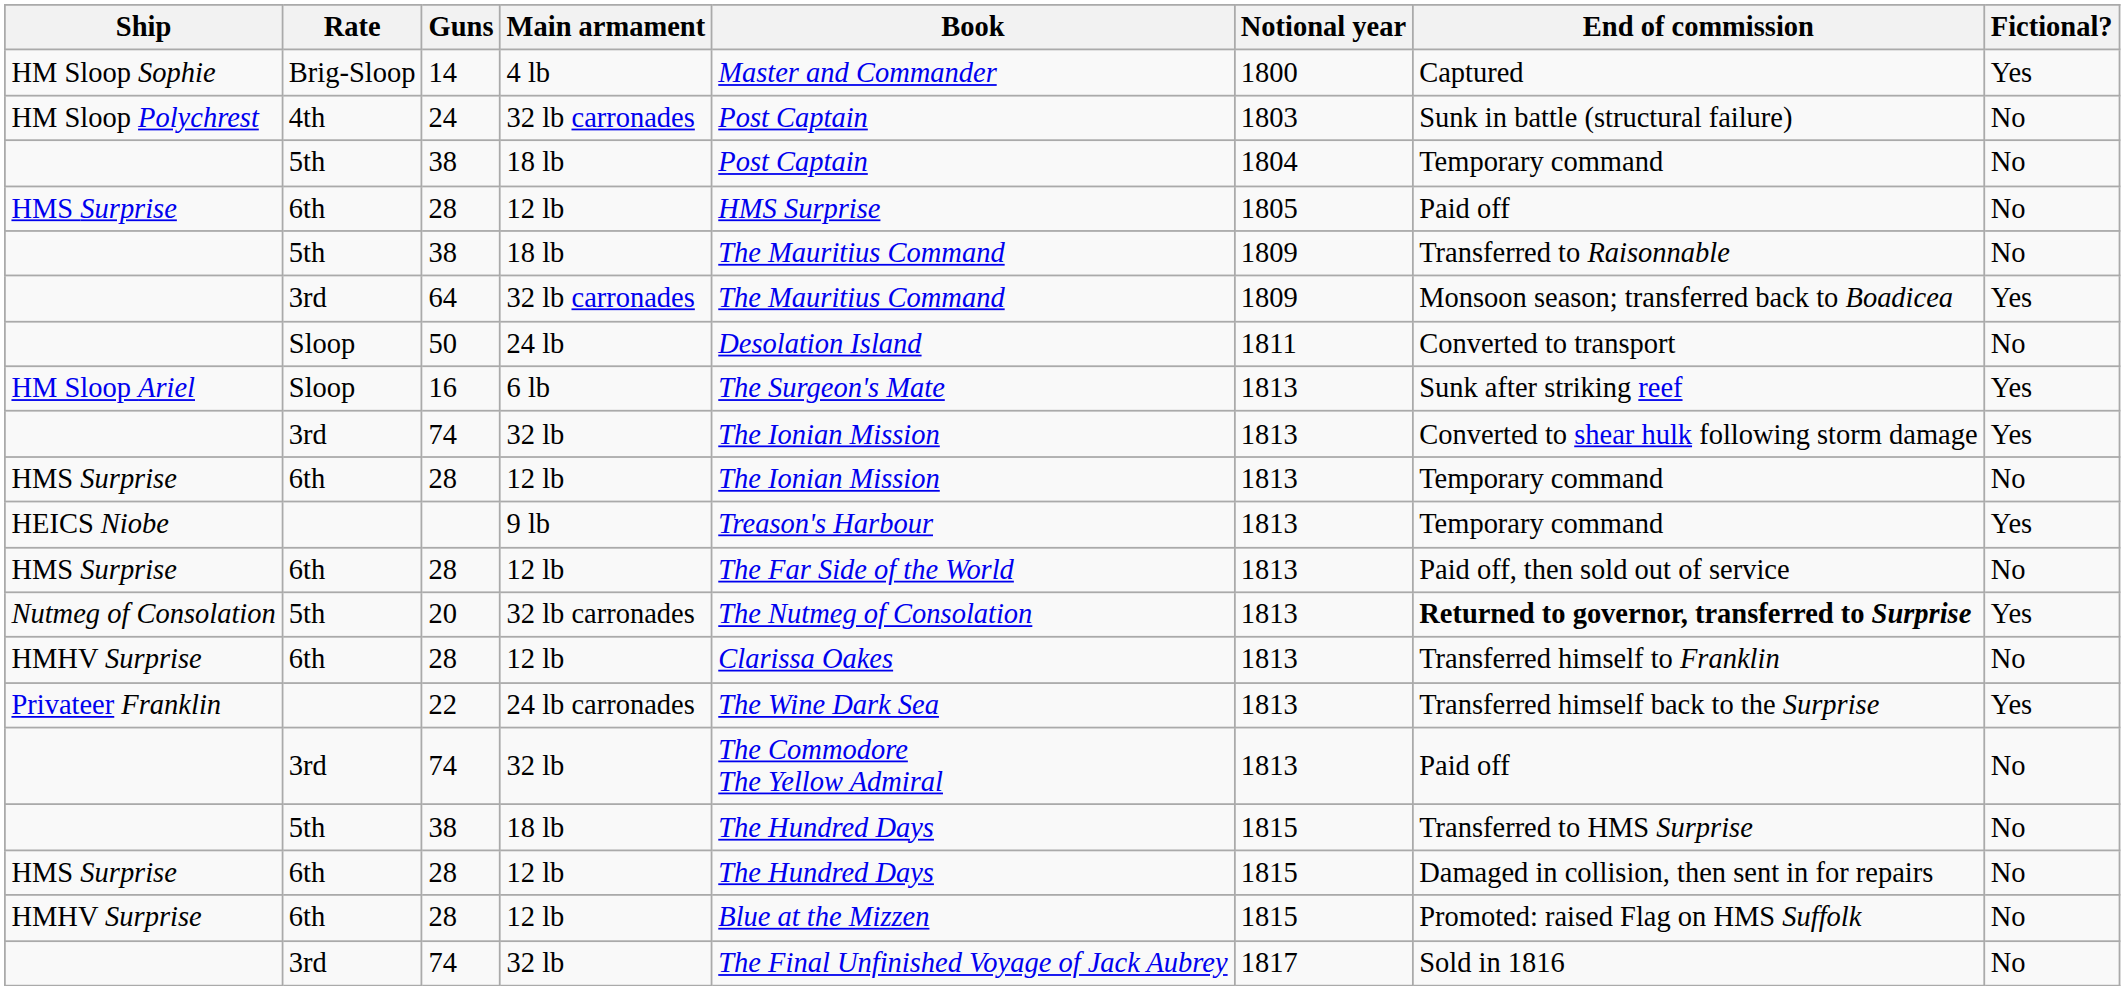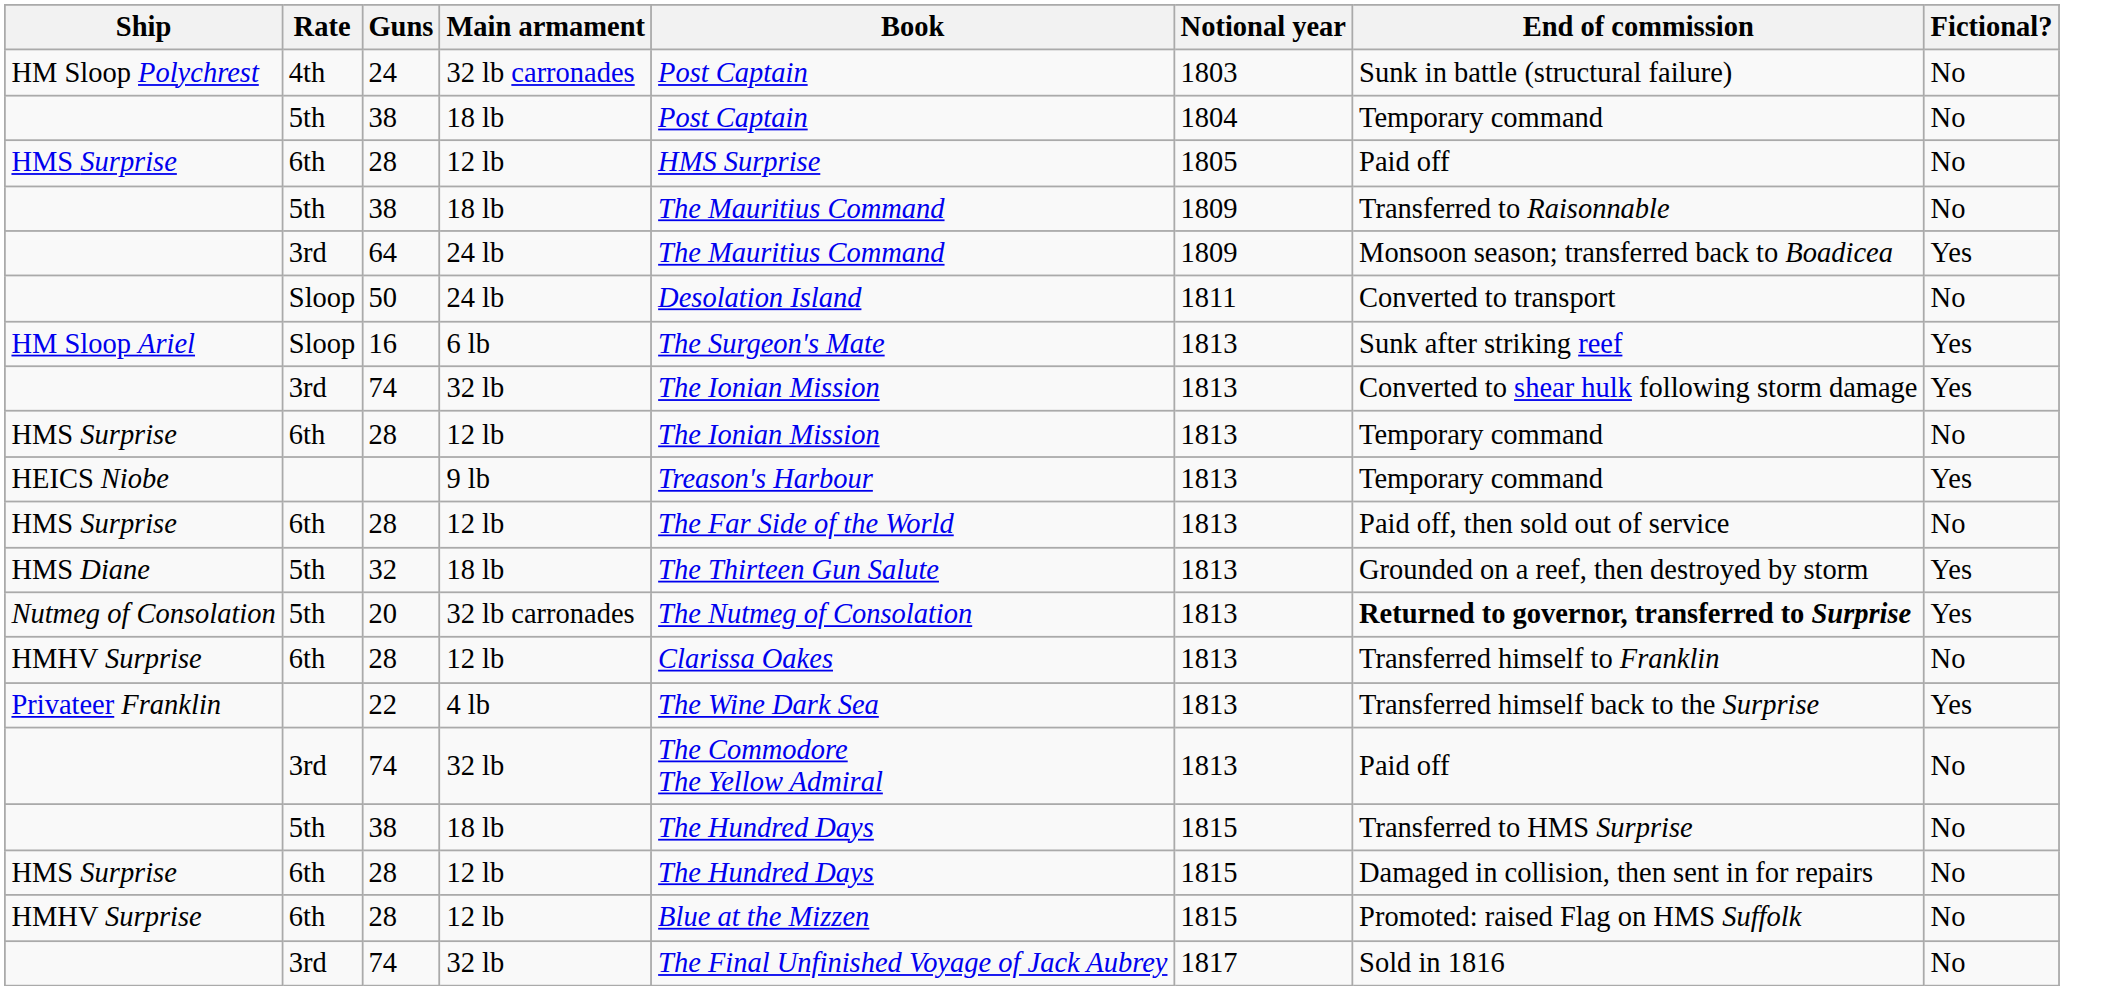- row: (114, 72)
(601, 298) 32 lb carronades -> (475, 252) 24 lb
+ row: (81, 569)
(601, 704) 24 lb carronades -> (468, 704) 4 lb
